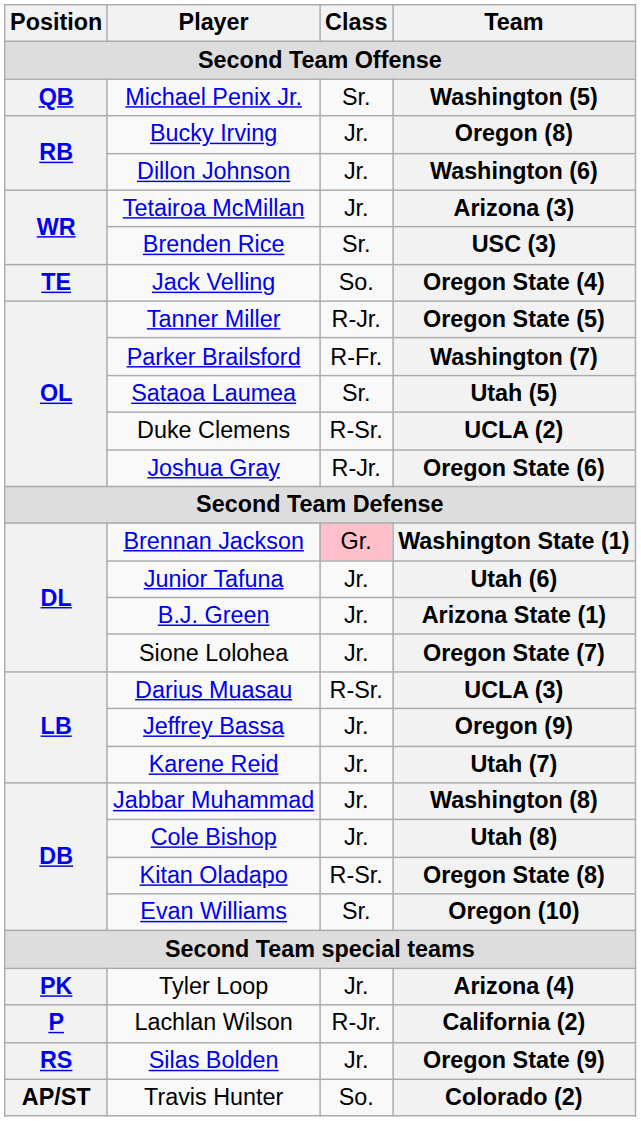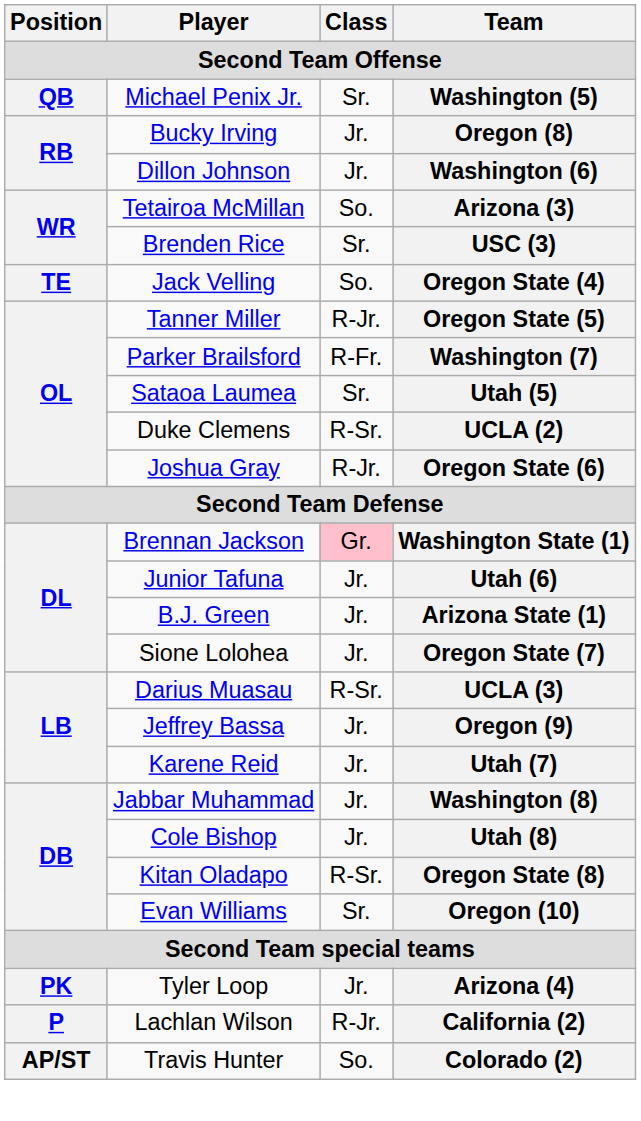(356, 208) Jr. -> (356, 208) So.
- row: (214, 1060)
